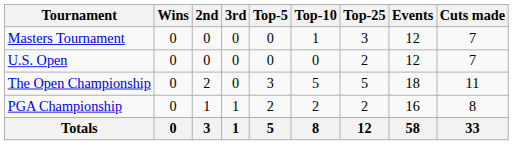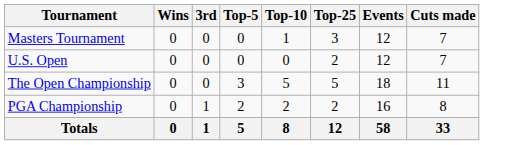- column: (207, 15)
